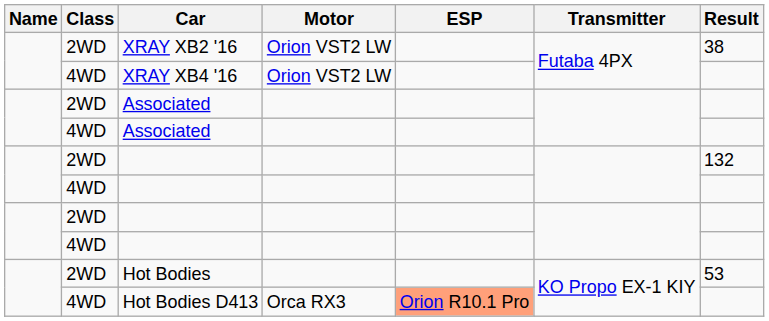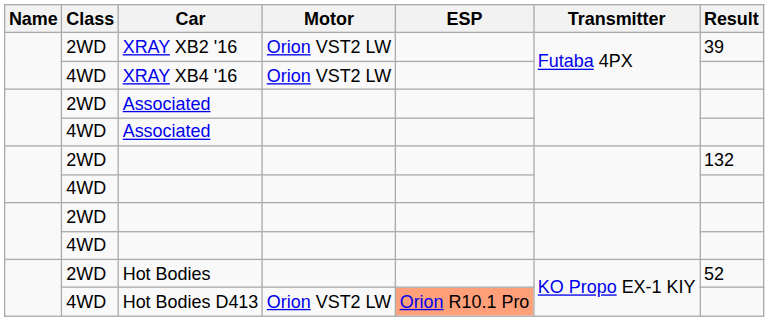(714, 47) 38 -> (714, 47) 39
(714, 273) 53 -> (714, 273) 52
(306, 301) Orca RX3 -> (329, 301) Orion VST2 LW
